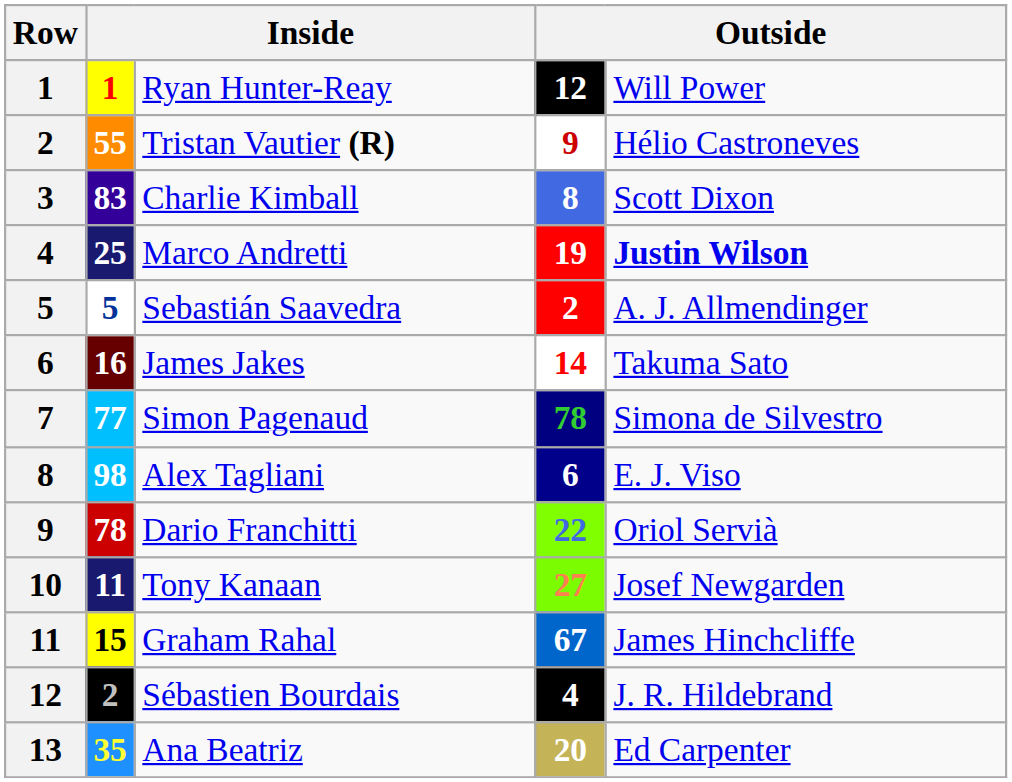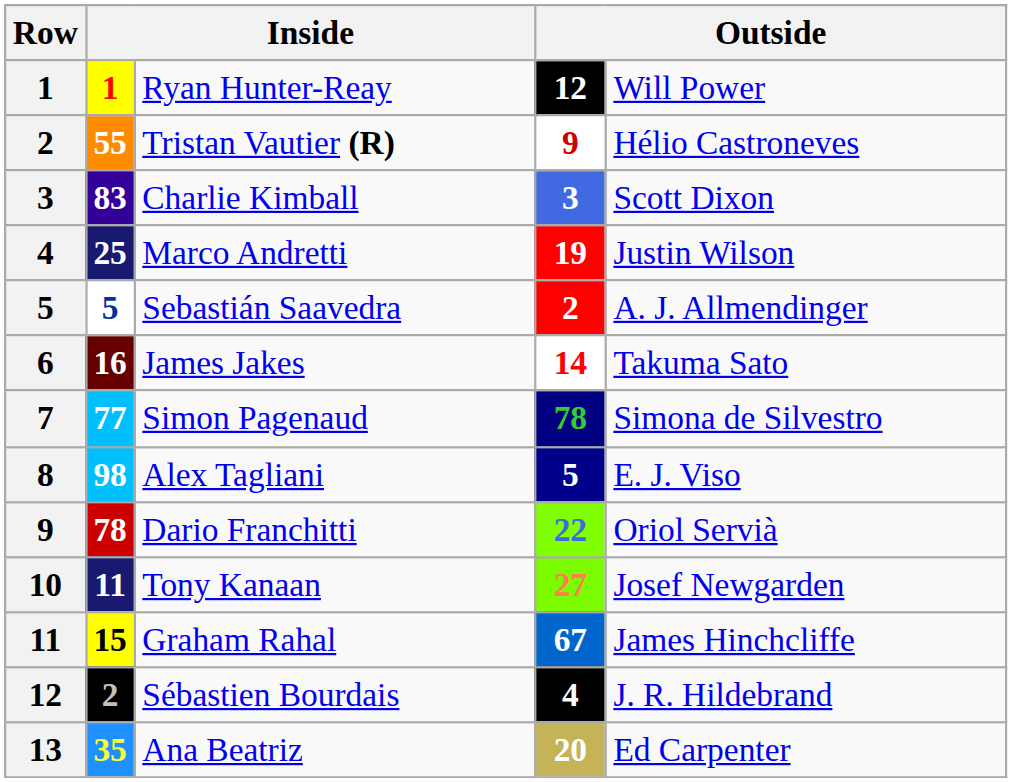(570, 197) 8 -> (570, 197) 3
(711, 252) bold -> (704, 252) normal
(570, 473) 6 -> (570, 473) 5
